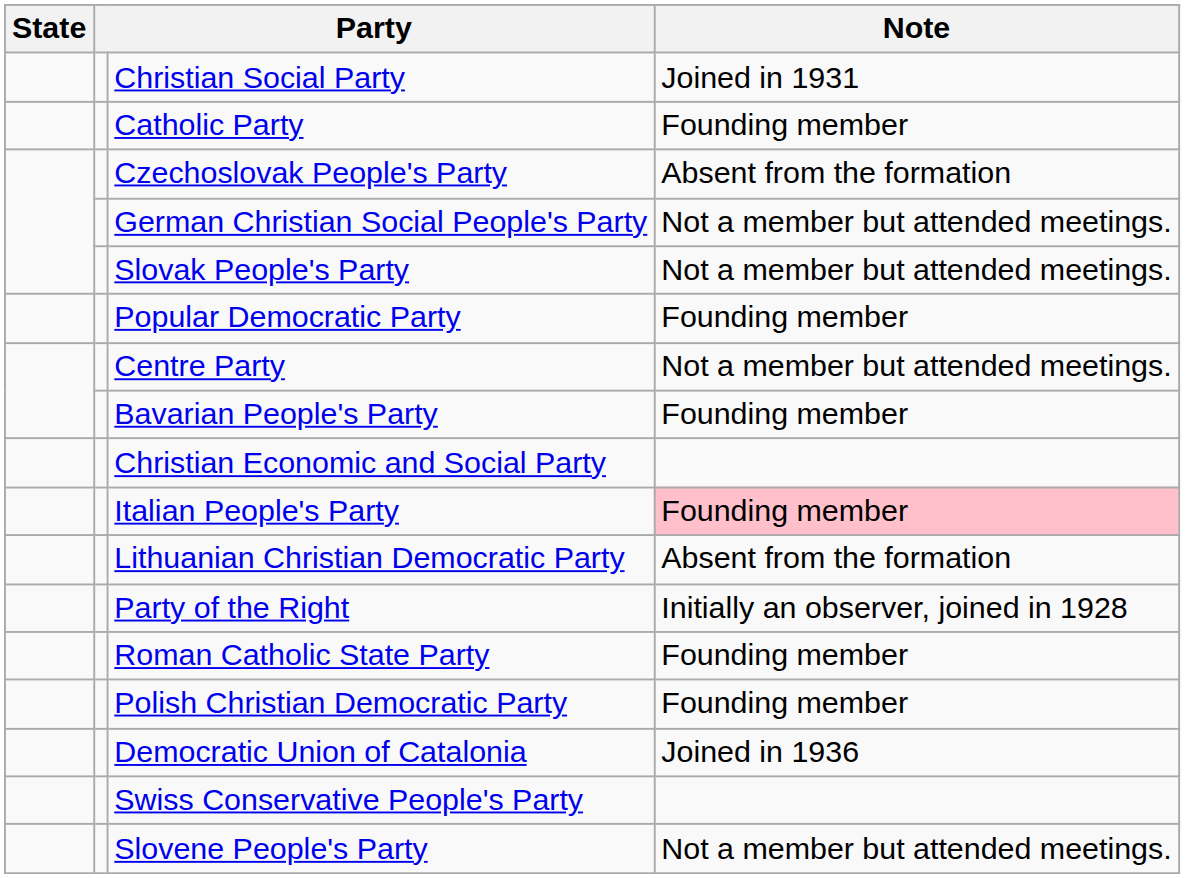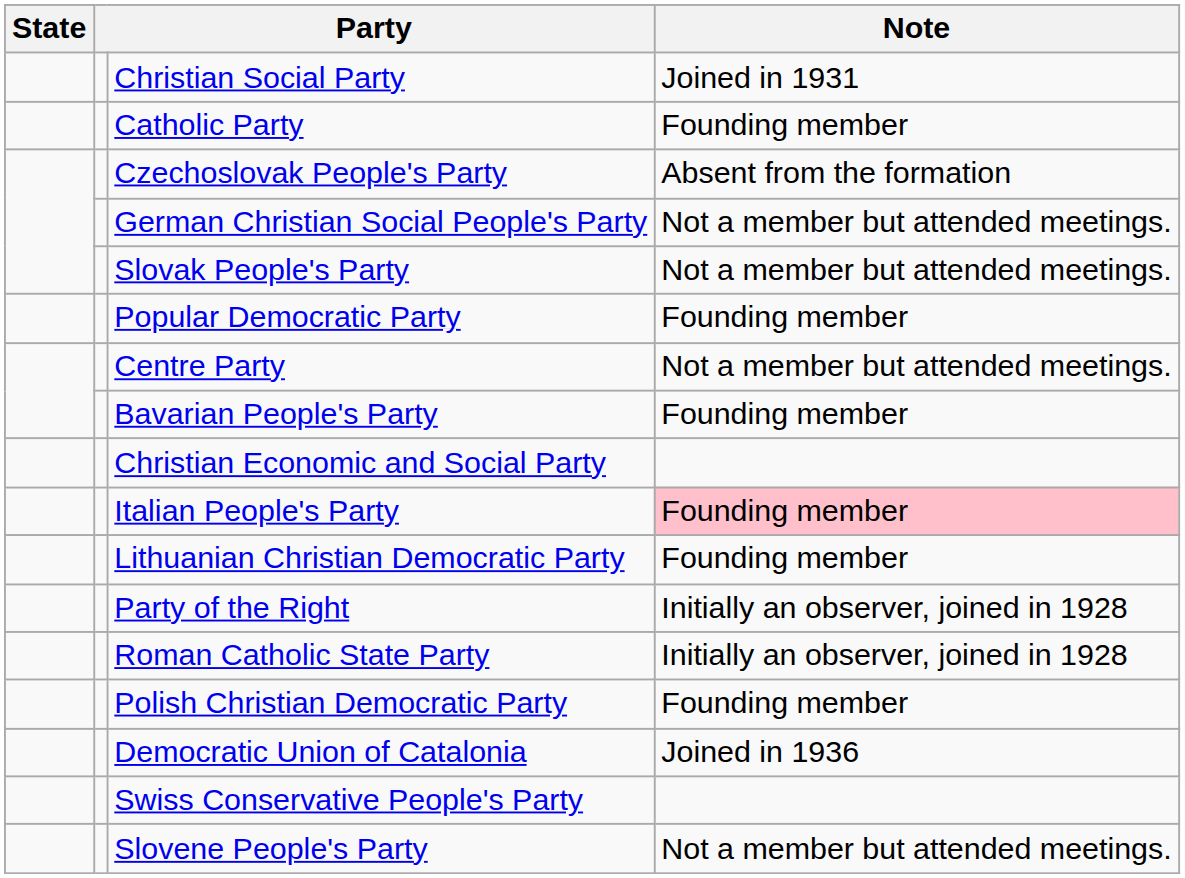(836, 558) Absent from the formation -> (785, 558) Founding member
(785, 655) Founding member -> (895, 655) Initially an observer, joined in 1928
